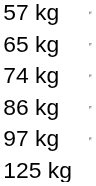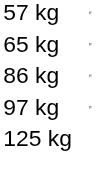- row: (31, 75)
